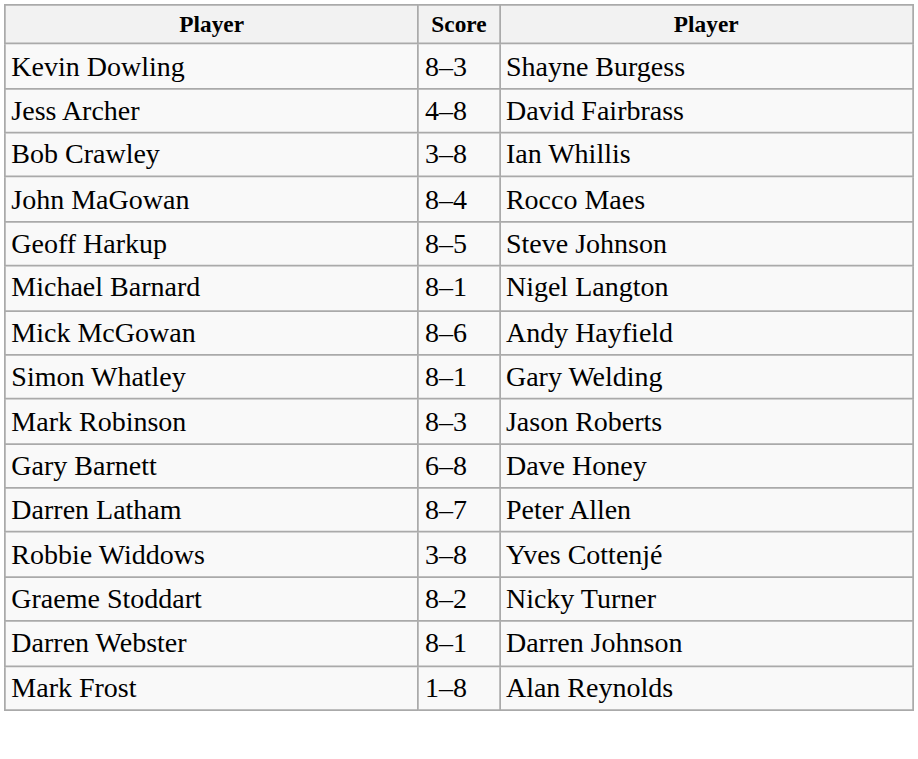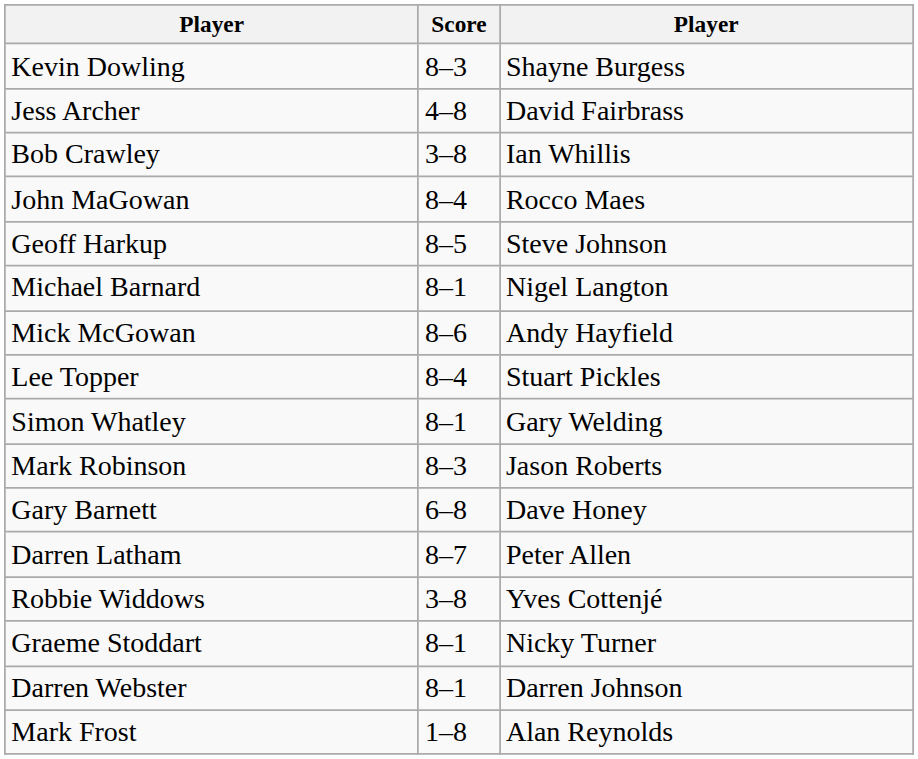+ row: (75, 376)
(446, 598) 8–2 -> (446, 643) 8–1
